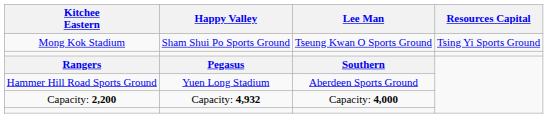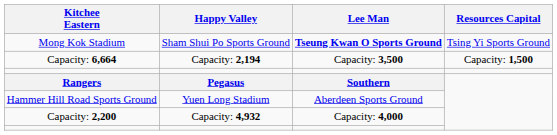(363, 42) normal -> (368, 42) bold
+ row: (82, 59)
